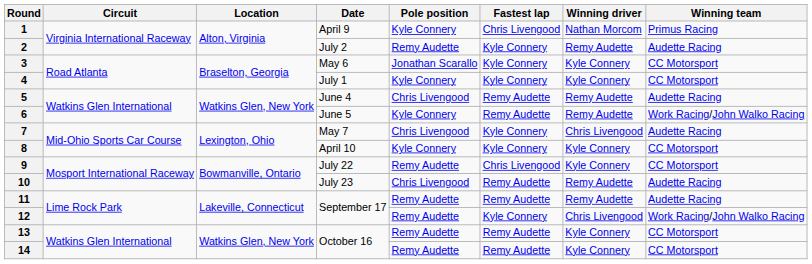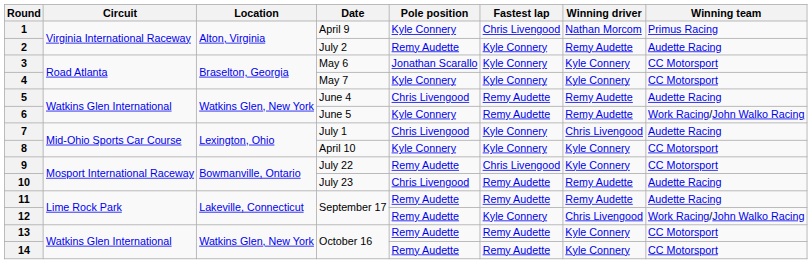(333, 80) July 1 -> (334, 80) May 7
(334, 131) May 7 -> (333, 131) July 1
